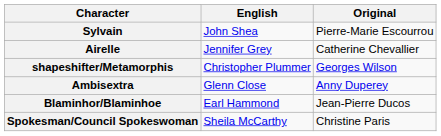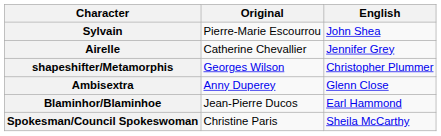columns swapped: (375, 13) <-> (257, 13)
